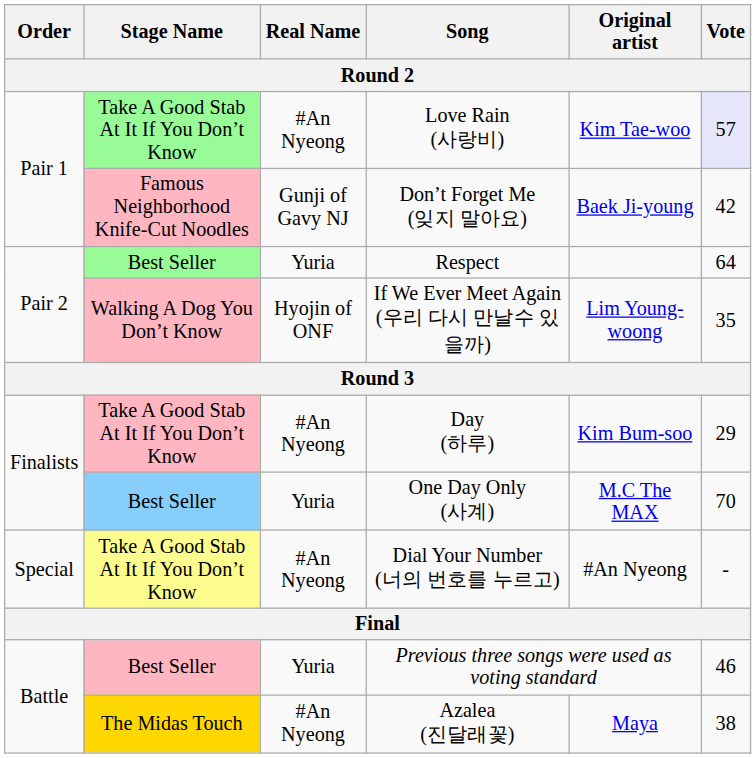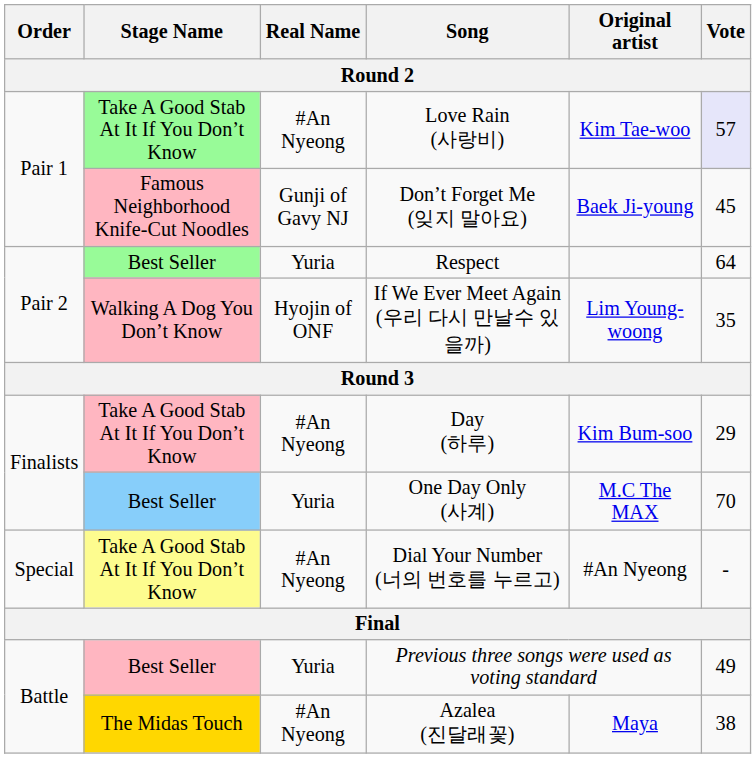(726, 207) 42 -> (726, 207) 45
(726, 667) 46 -> (726, 667) 49
